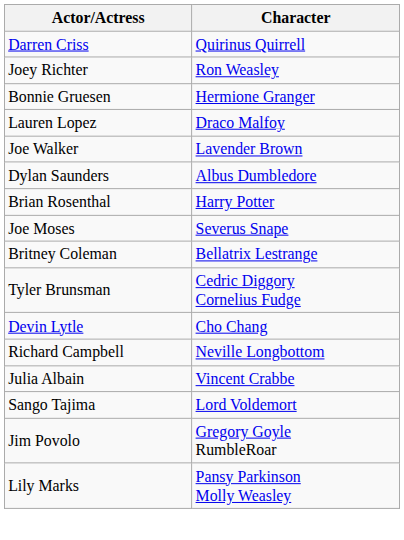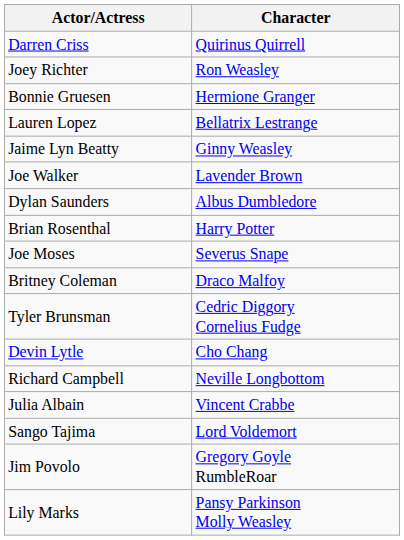(240, 123) Draco Malfoy -> (256, 123) Bellatrix Lestrange
+ row: (64, 149)
(256, 254) Bellatrix Lestrange -> (240, 281) Draco Malfoy
